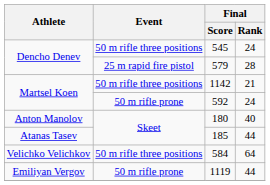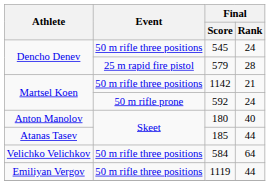(149, 171) 50 m rifle prone -> (149, 171) 50 m rifle three positions
